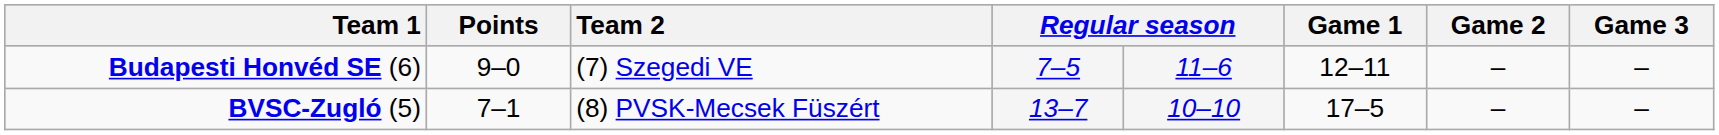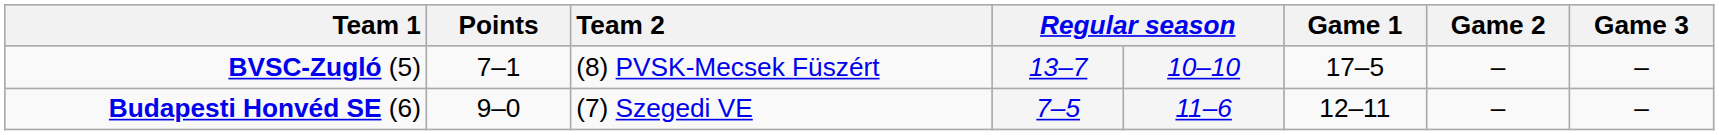rows swapped: (325, 108) <-> (265, 66)
